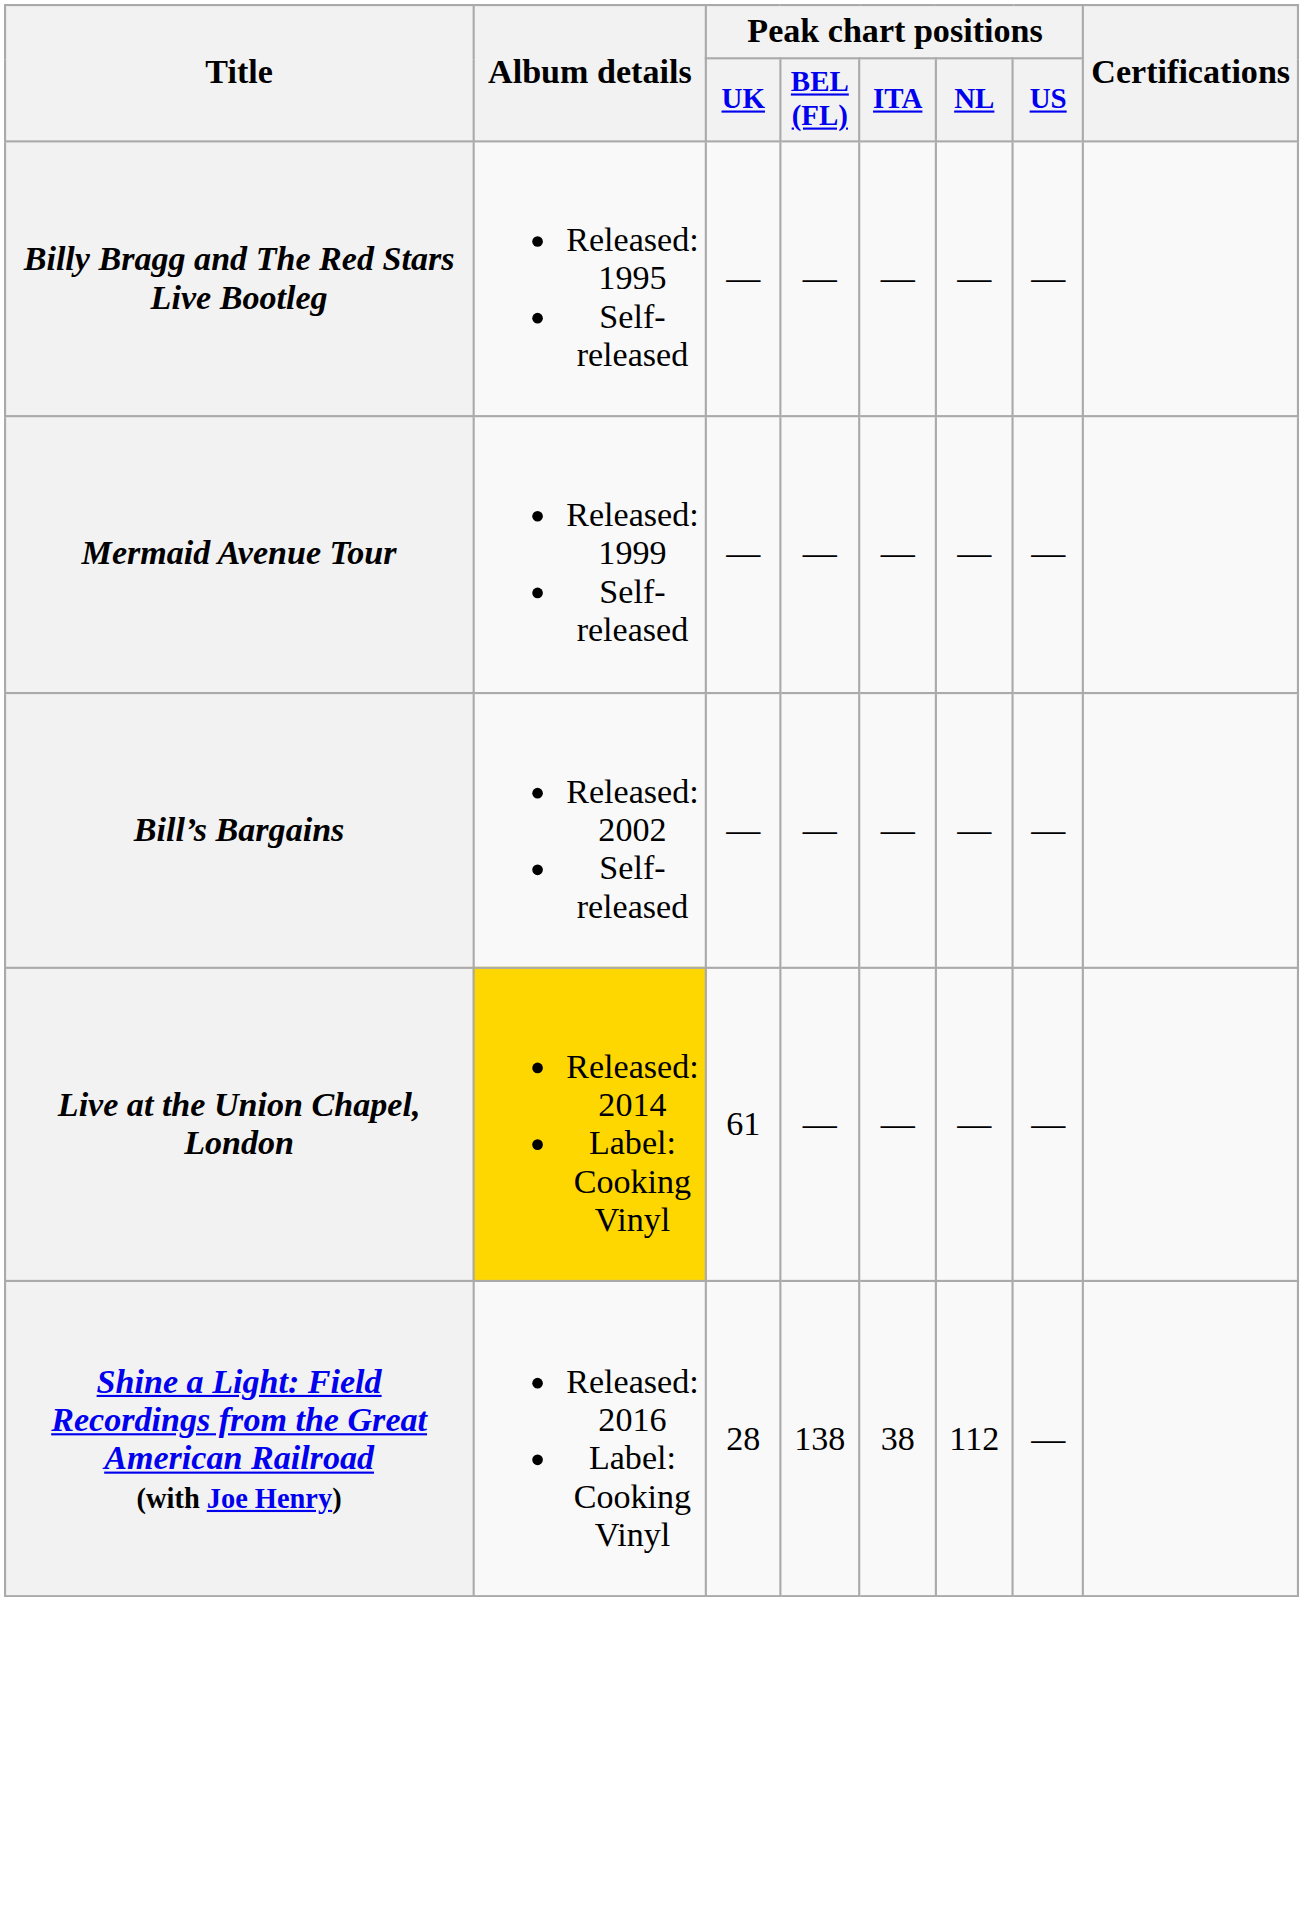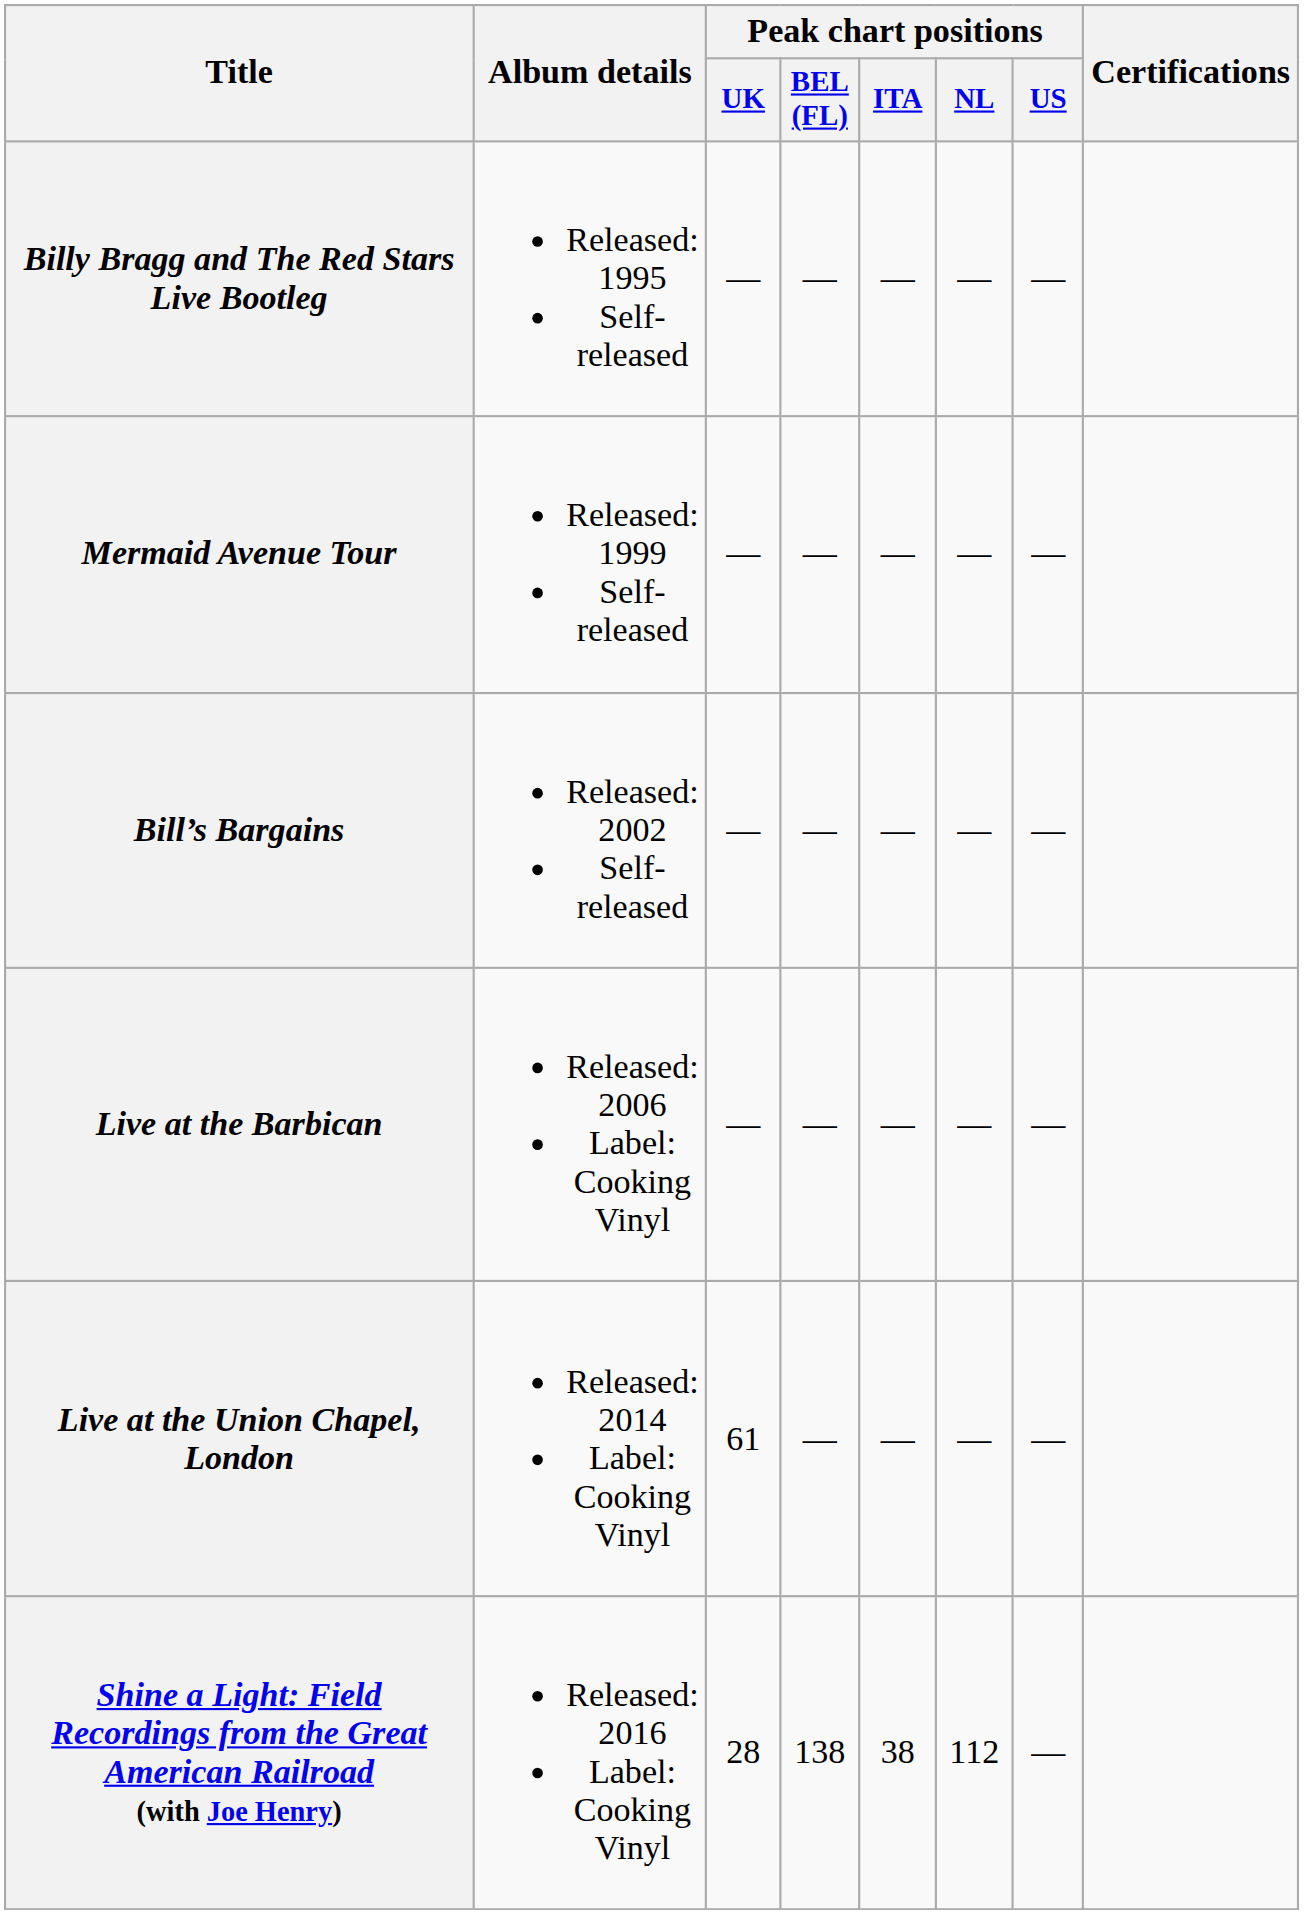+ row: (239, 1124)
(590, 1144) gold background -> (590, 1458) no background
